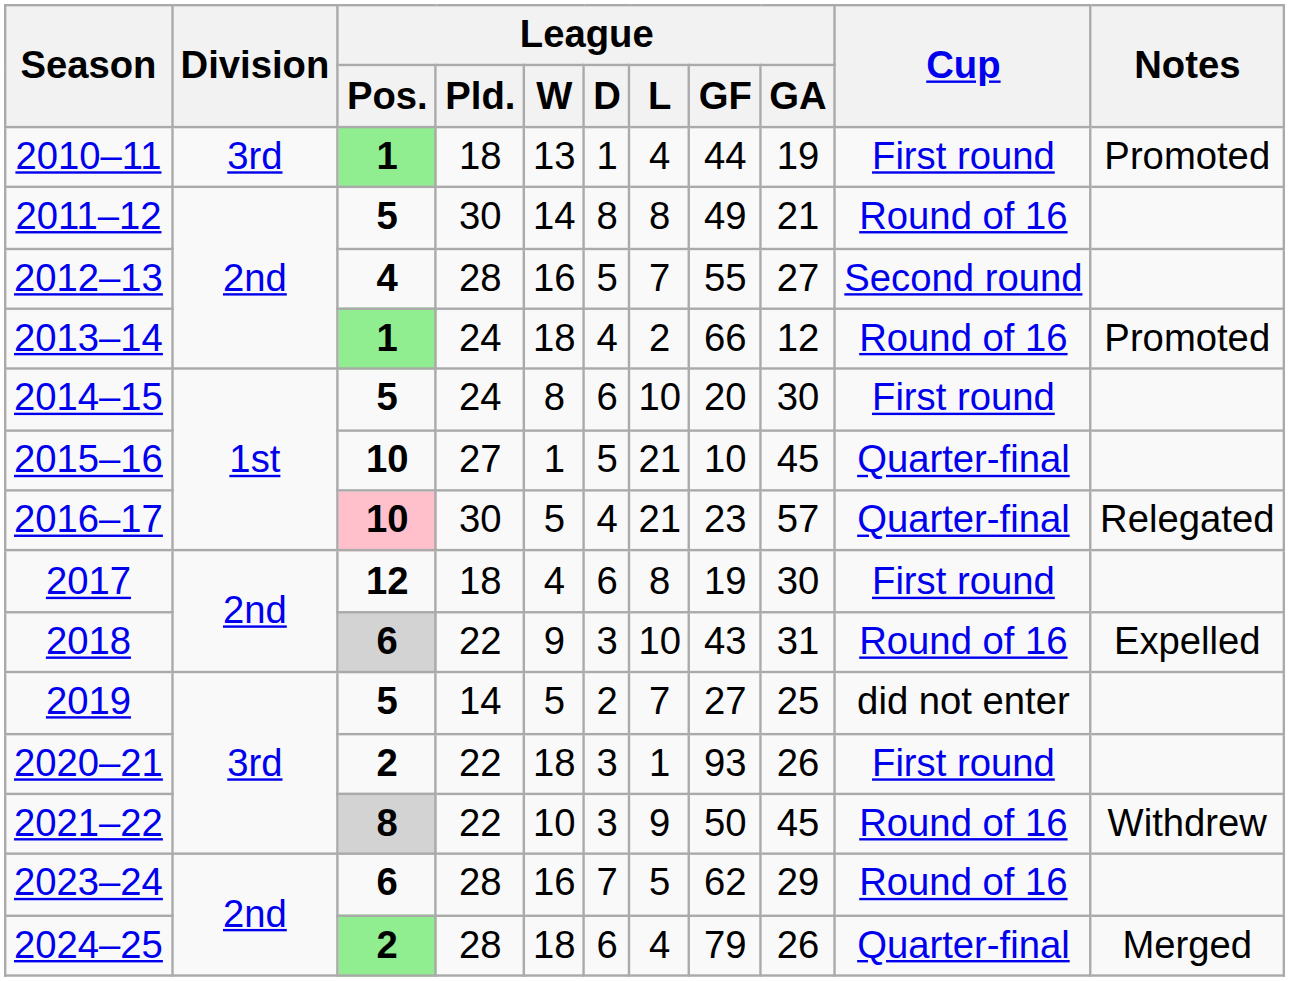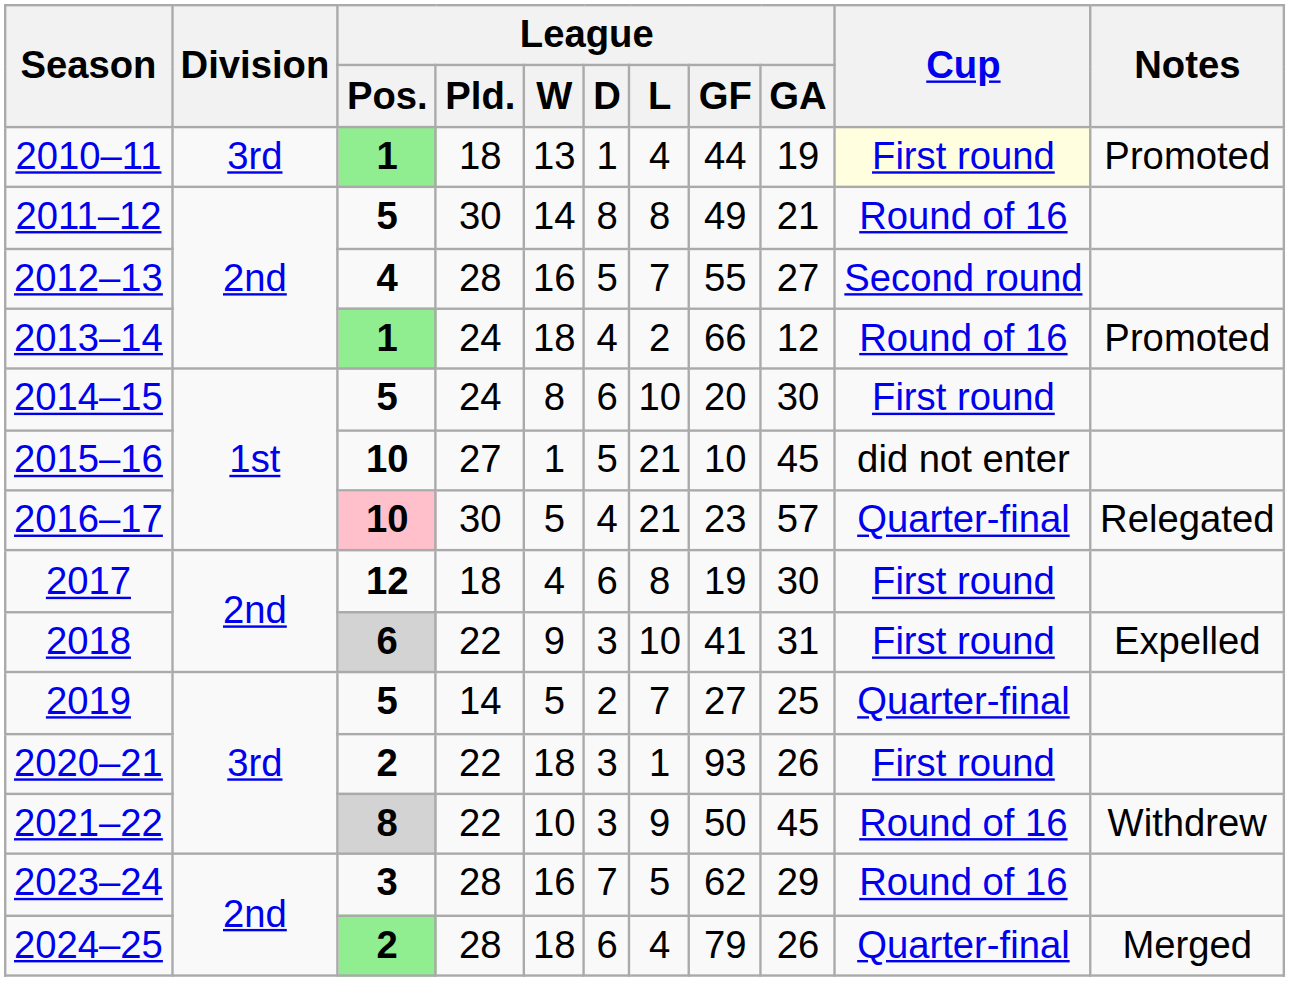(963, 156) no background -> (963, 156) lightyellow background
(963, 459) Quarter-final -> (963, 459) did not enter
(725, 641) 43 -> (725, 641) 41
(963, 641) Round of 16 -> (963, 641) First round
(963, 701) did not enter -> (963, 701) Quarter-final
(387, 883) 6 -> (387, 883) 3
